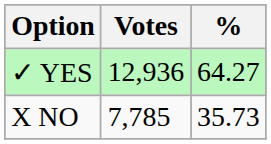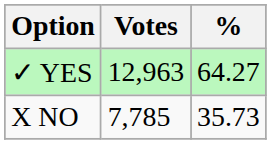(146, 71) 12,936 -> (146, 71) 12,963
